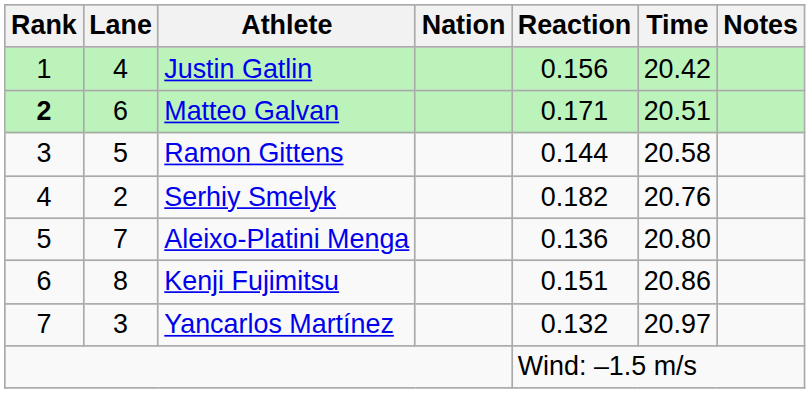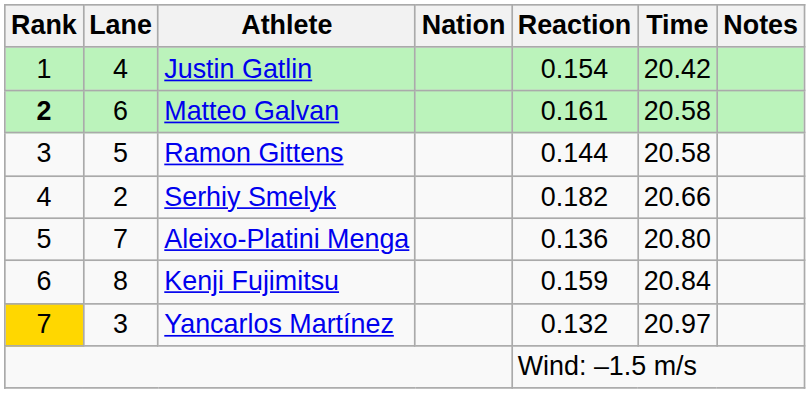(575, 68) 0.156 -> (575, 68) 0.154
(575, 111) 0.171 -> (575, 111) 0.161
(677, 111) 20.51 -> (677, 111) 20.58
(677, 196) 20.76 -> (677, 196) 20.66
(575, 281) 0.151 -> (575, 281) 0.159
(677, 281) 20.86 -> (677, 281) 20.84
(44, 324) no background -> (44, 324) gold background
